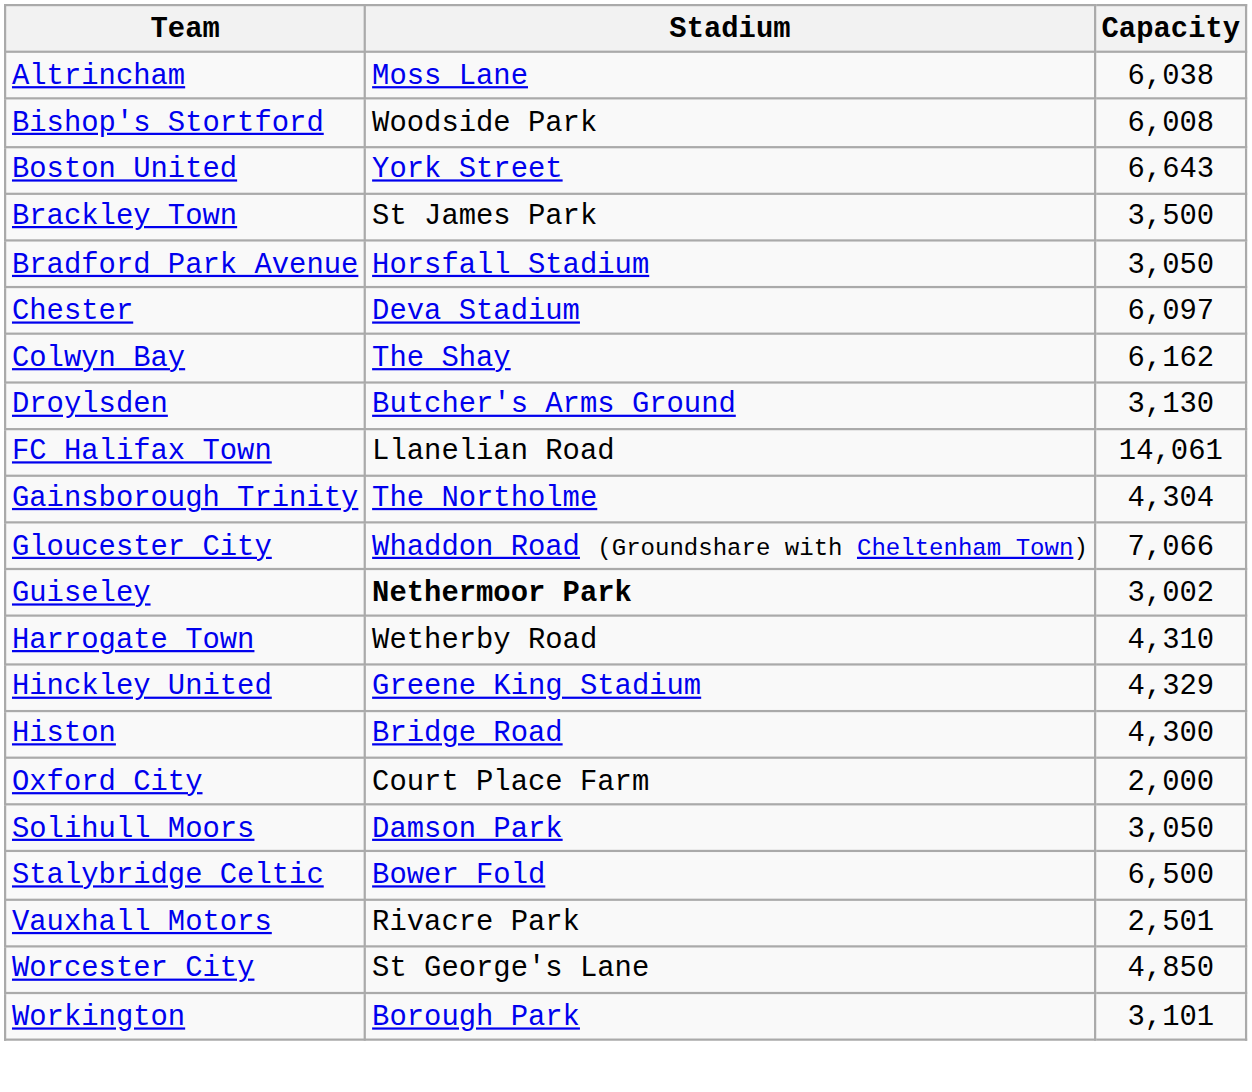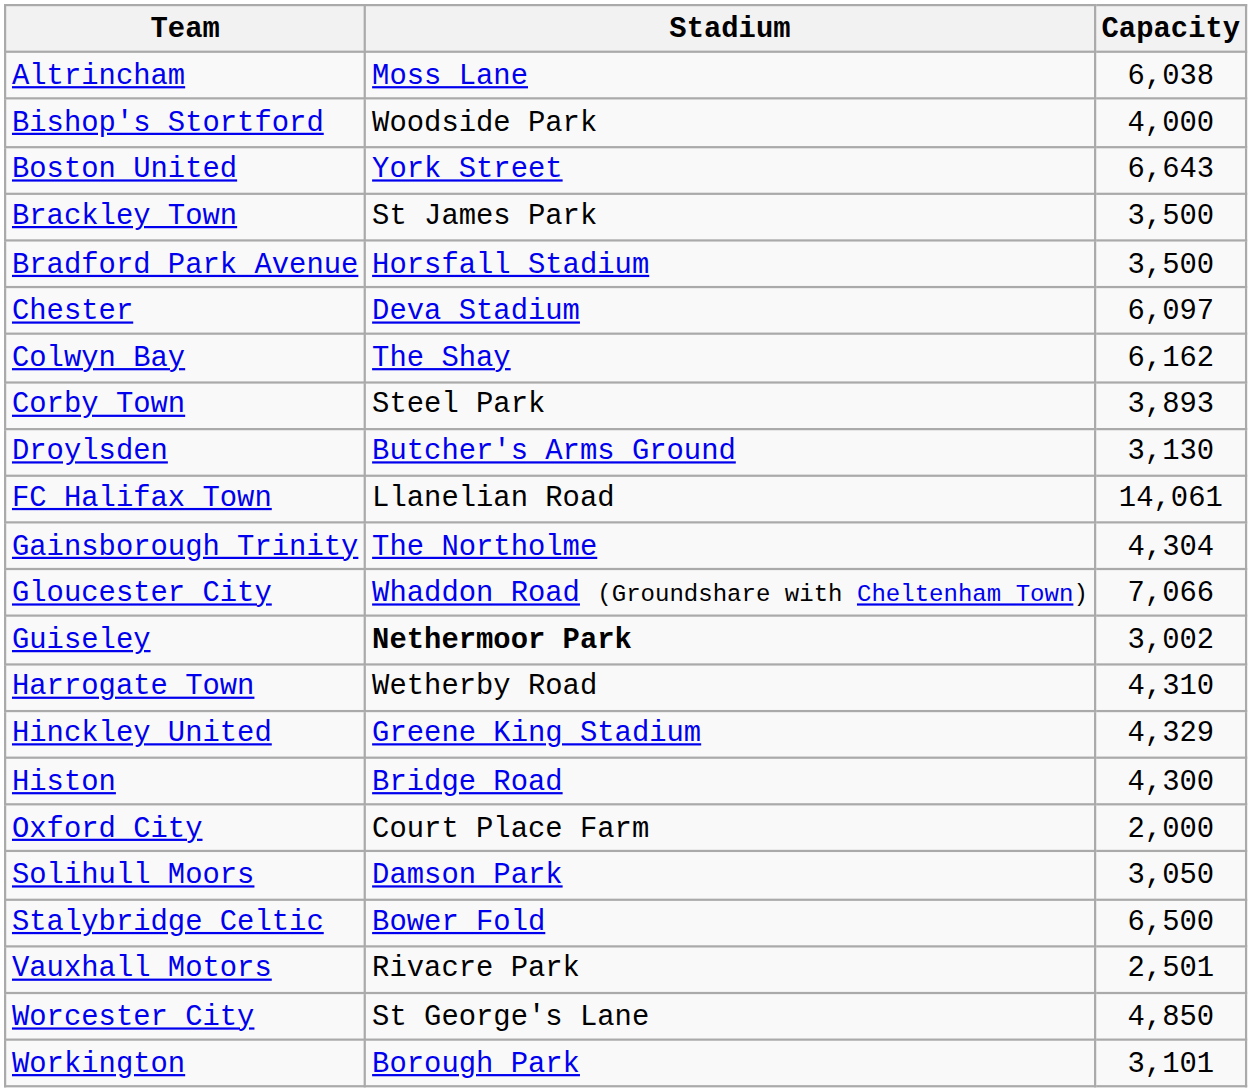(1171, 123) 6,008 -> (1171, 123) 4,000
(1171, 264) 3,050 -> (1171, 264) 3,500
+ row: (99, 405)
